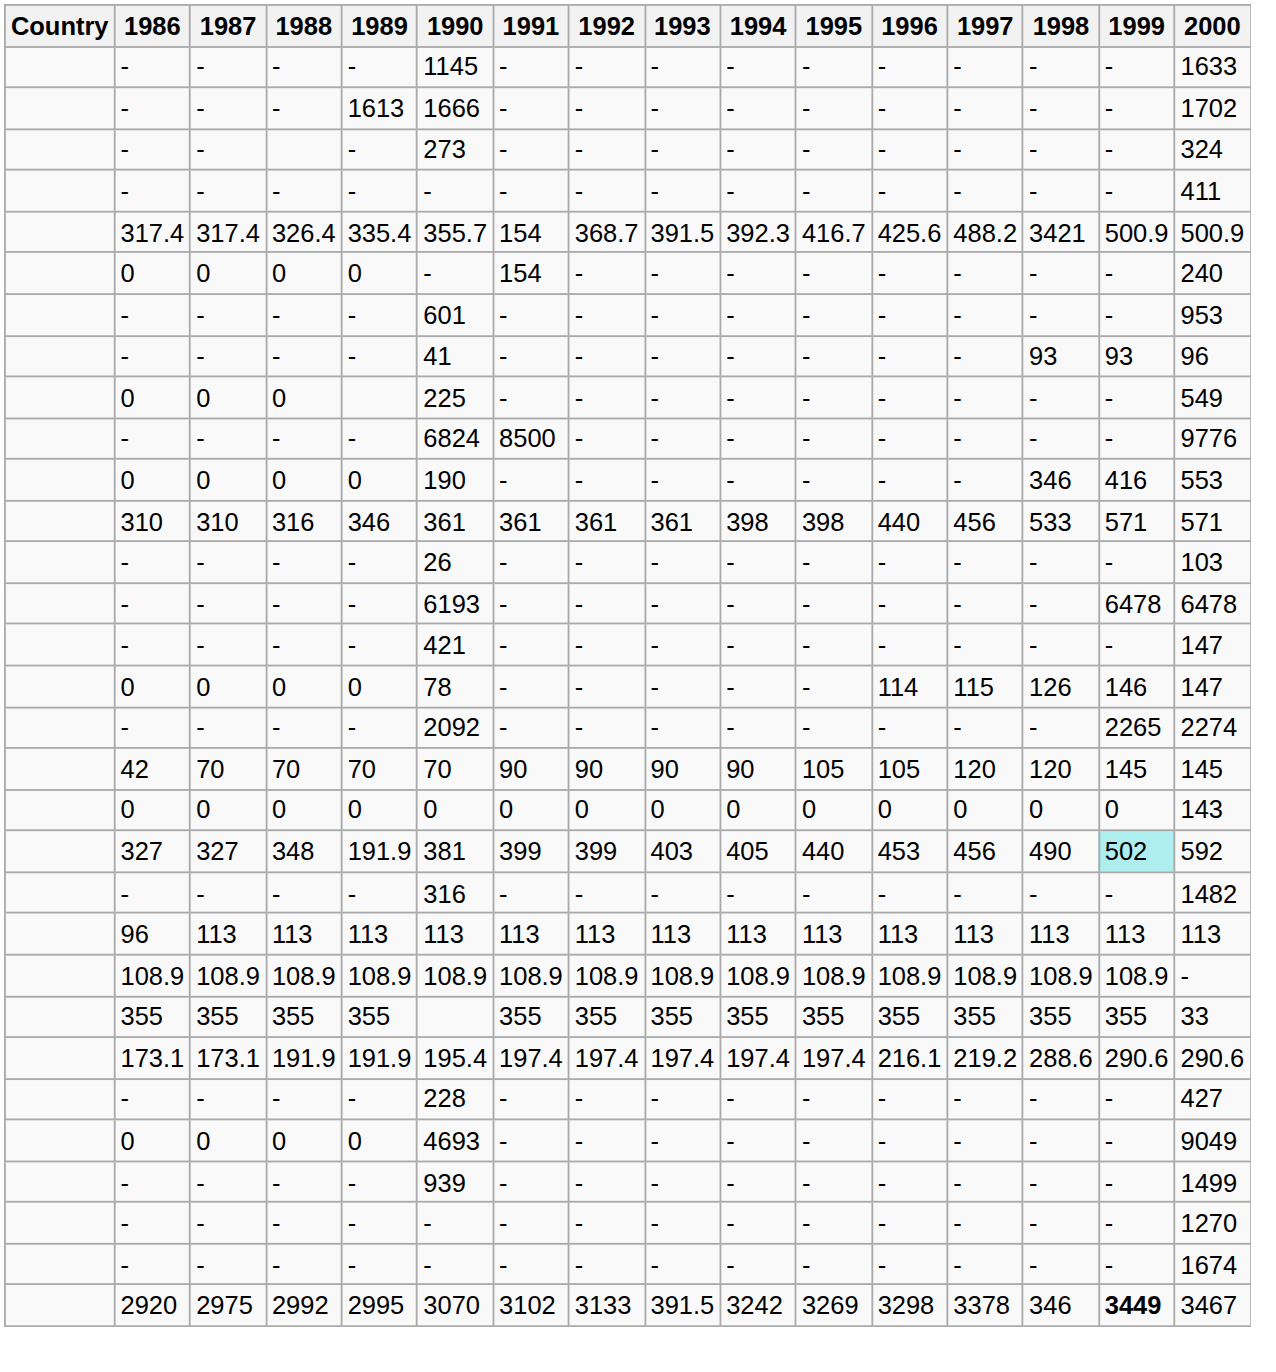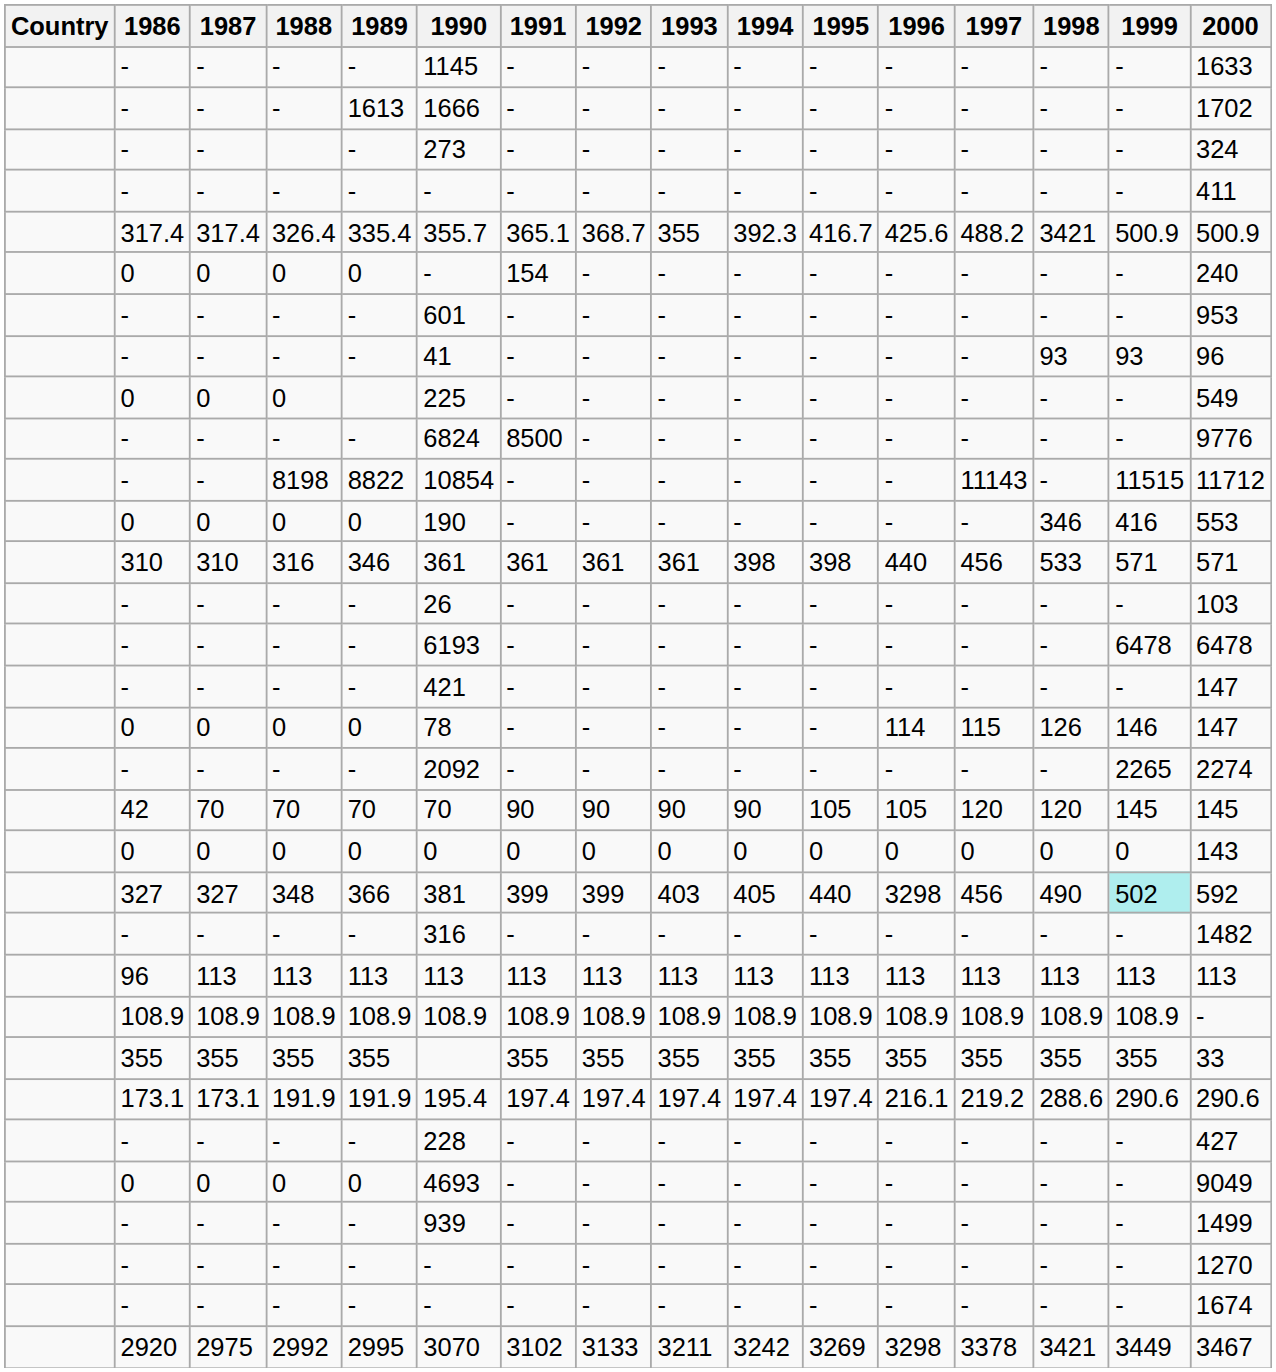(520, 232) 154 -> (538, 232) 365.1
(682, 232) 391.5 -> (679, 232) 355
+ row: (125, 480)
(379, 851) 191.9 -> (369, 893) 366
(899, 851) 453 -> (913, 893) 3298
(682, 1305) 391.5 -> (685, 1347) 3211
(1050, 1305) 346 -> (1068, 1347) 3421
(1133, 1305) bold -> (1143, 1347) normal
